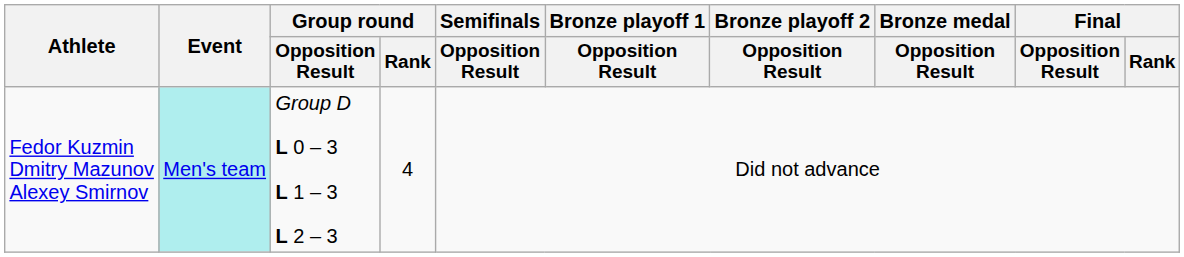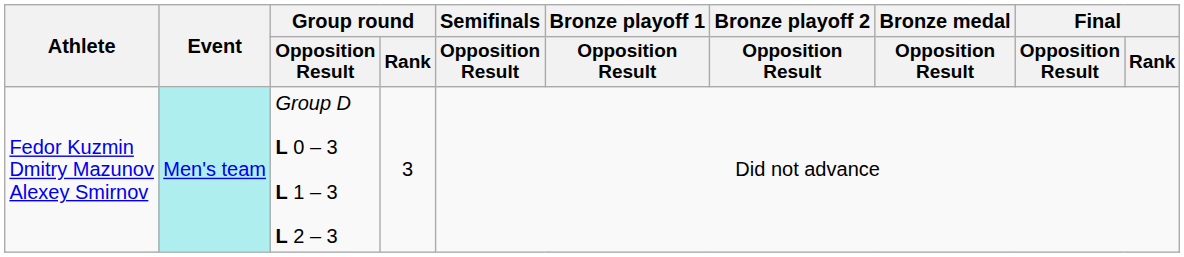(408, 170) 4 -> (408, 170) 3
